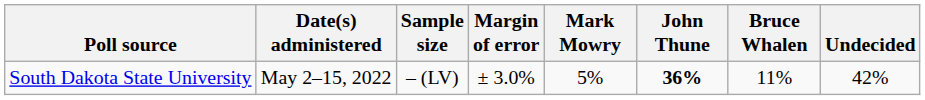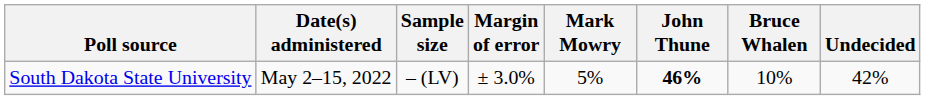(682, 77) 36% -> (682, 77) 46%
(774, 77) 11% -> (774, 77) 10%
